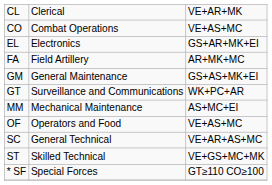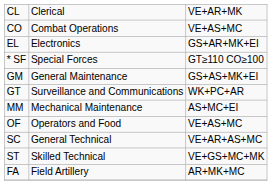rows swapped: (13, 60) <-> (16, 172)
